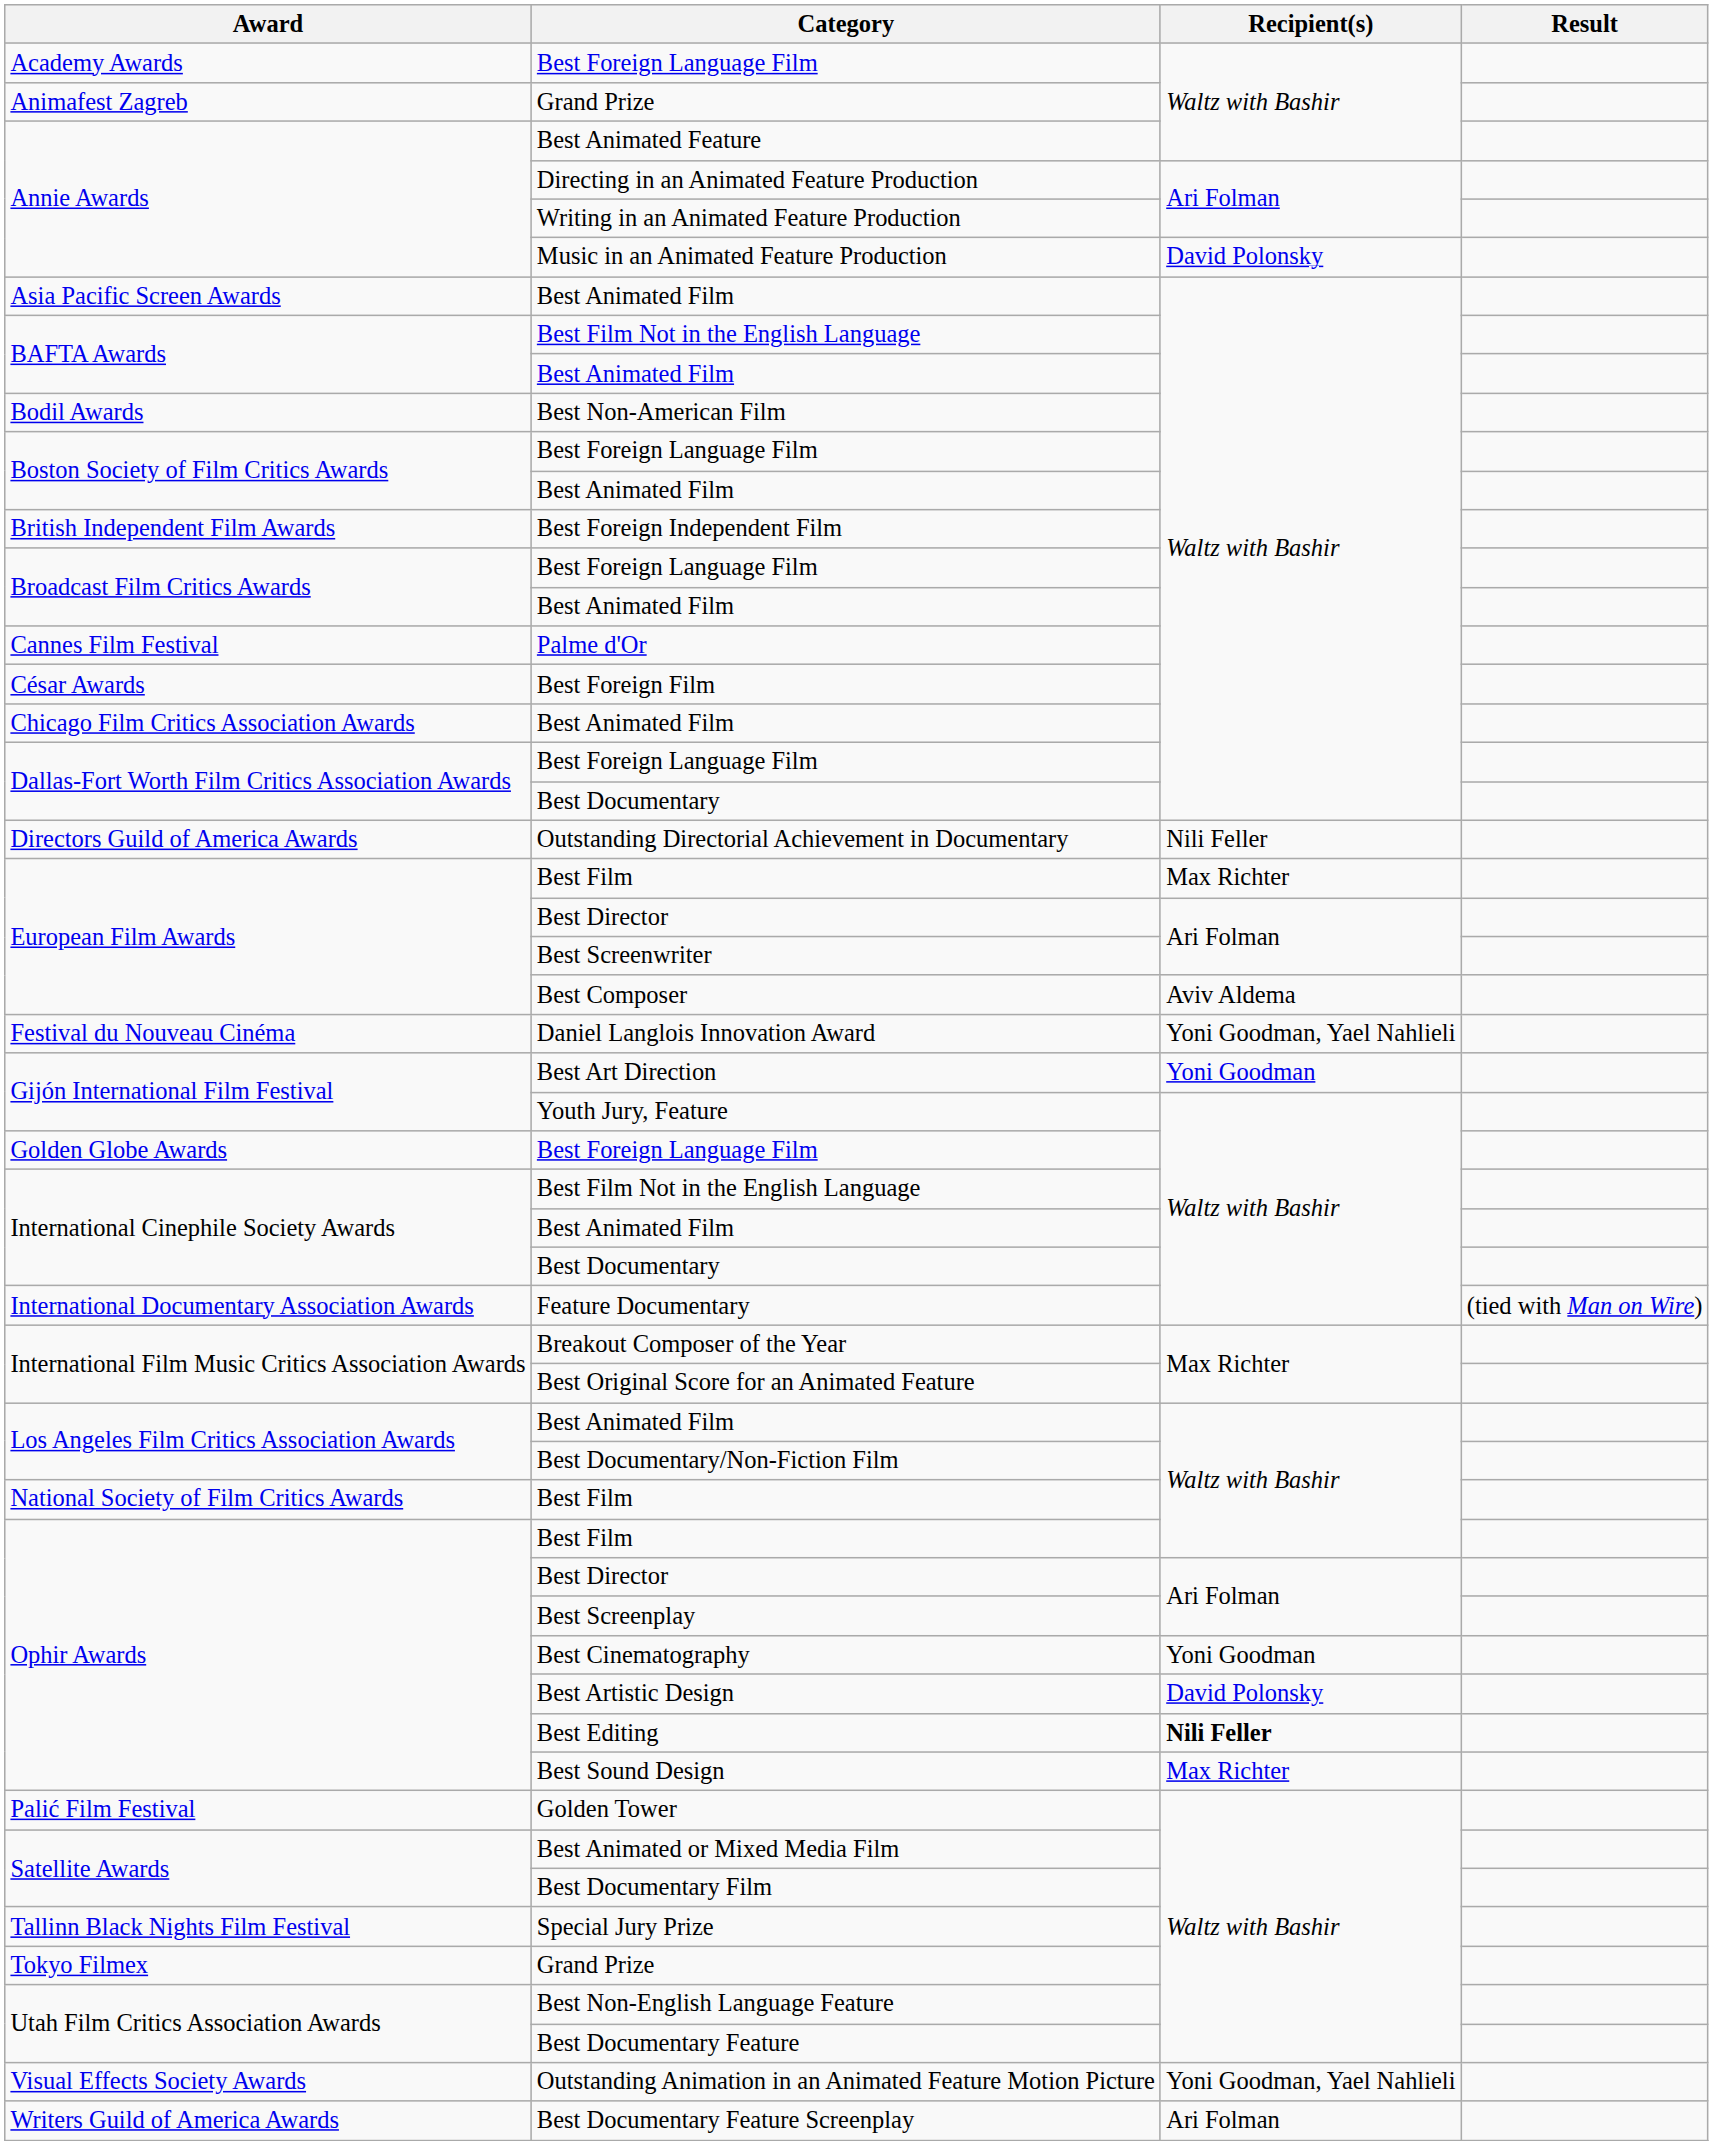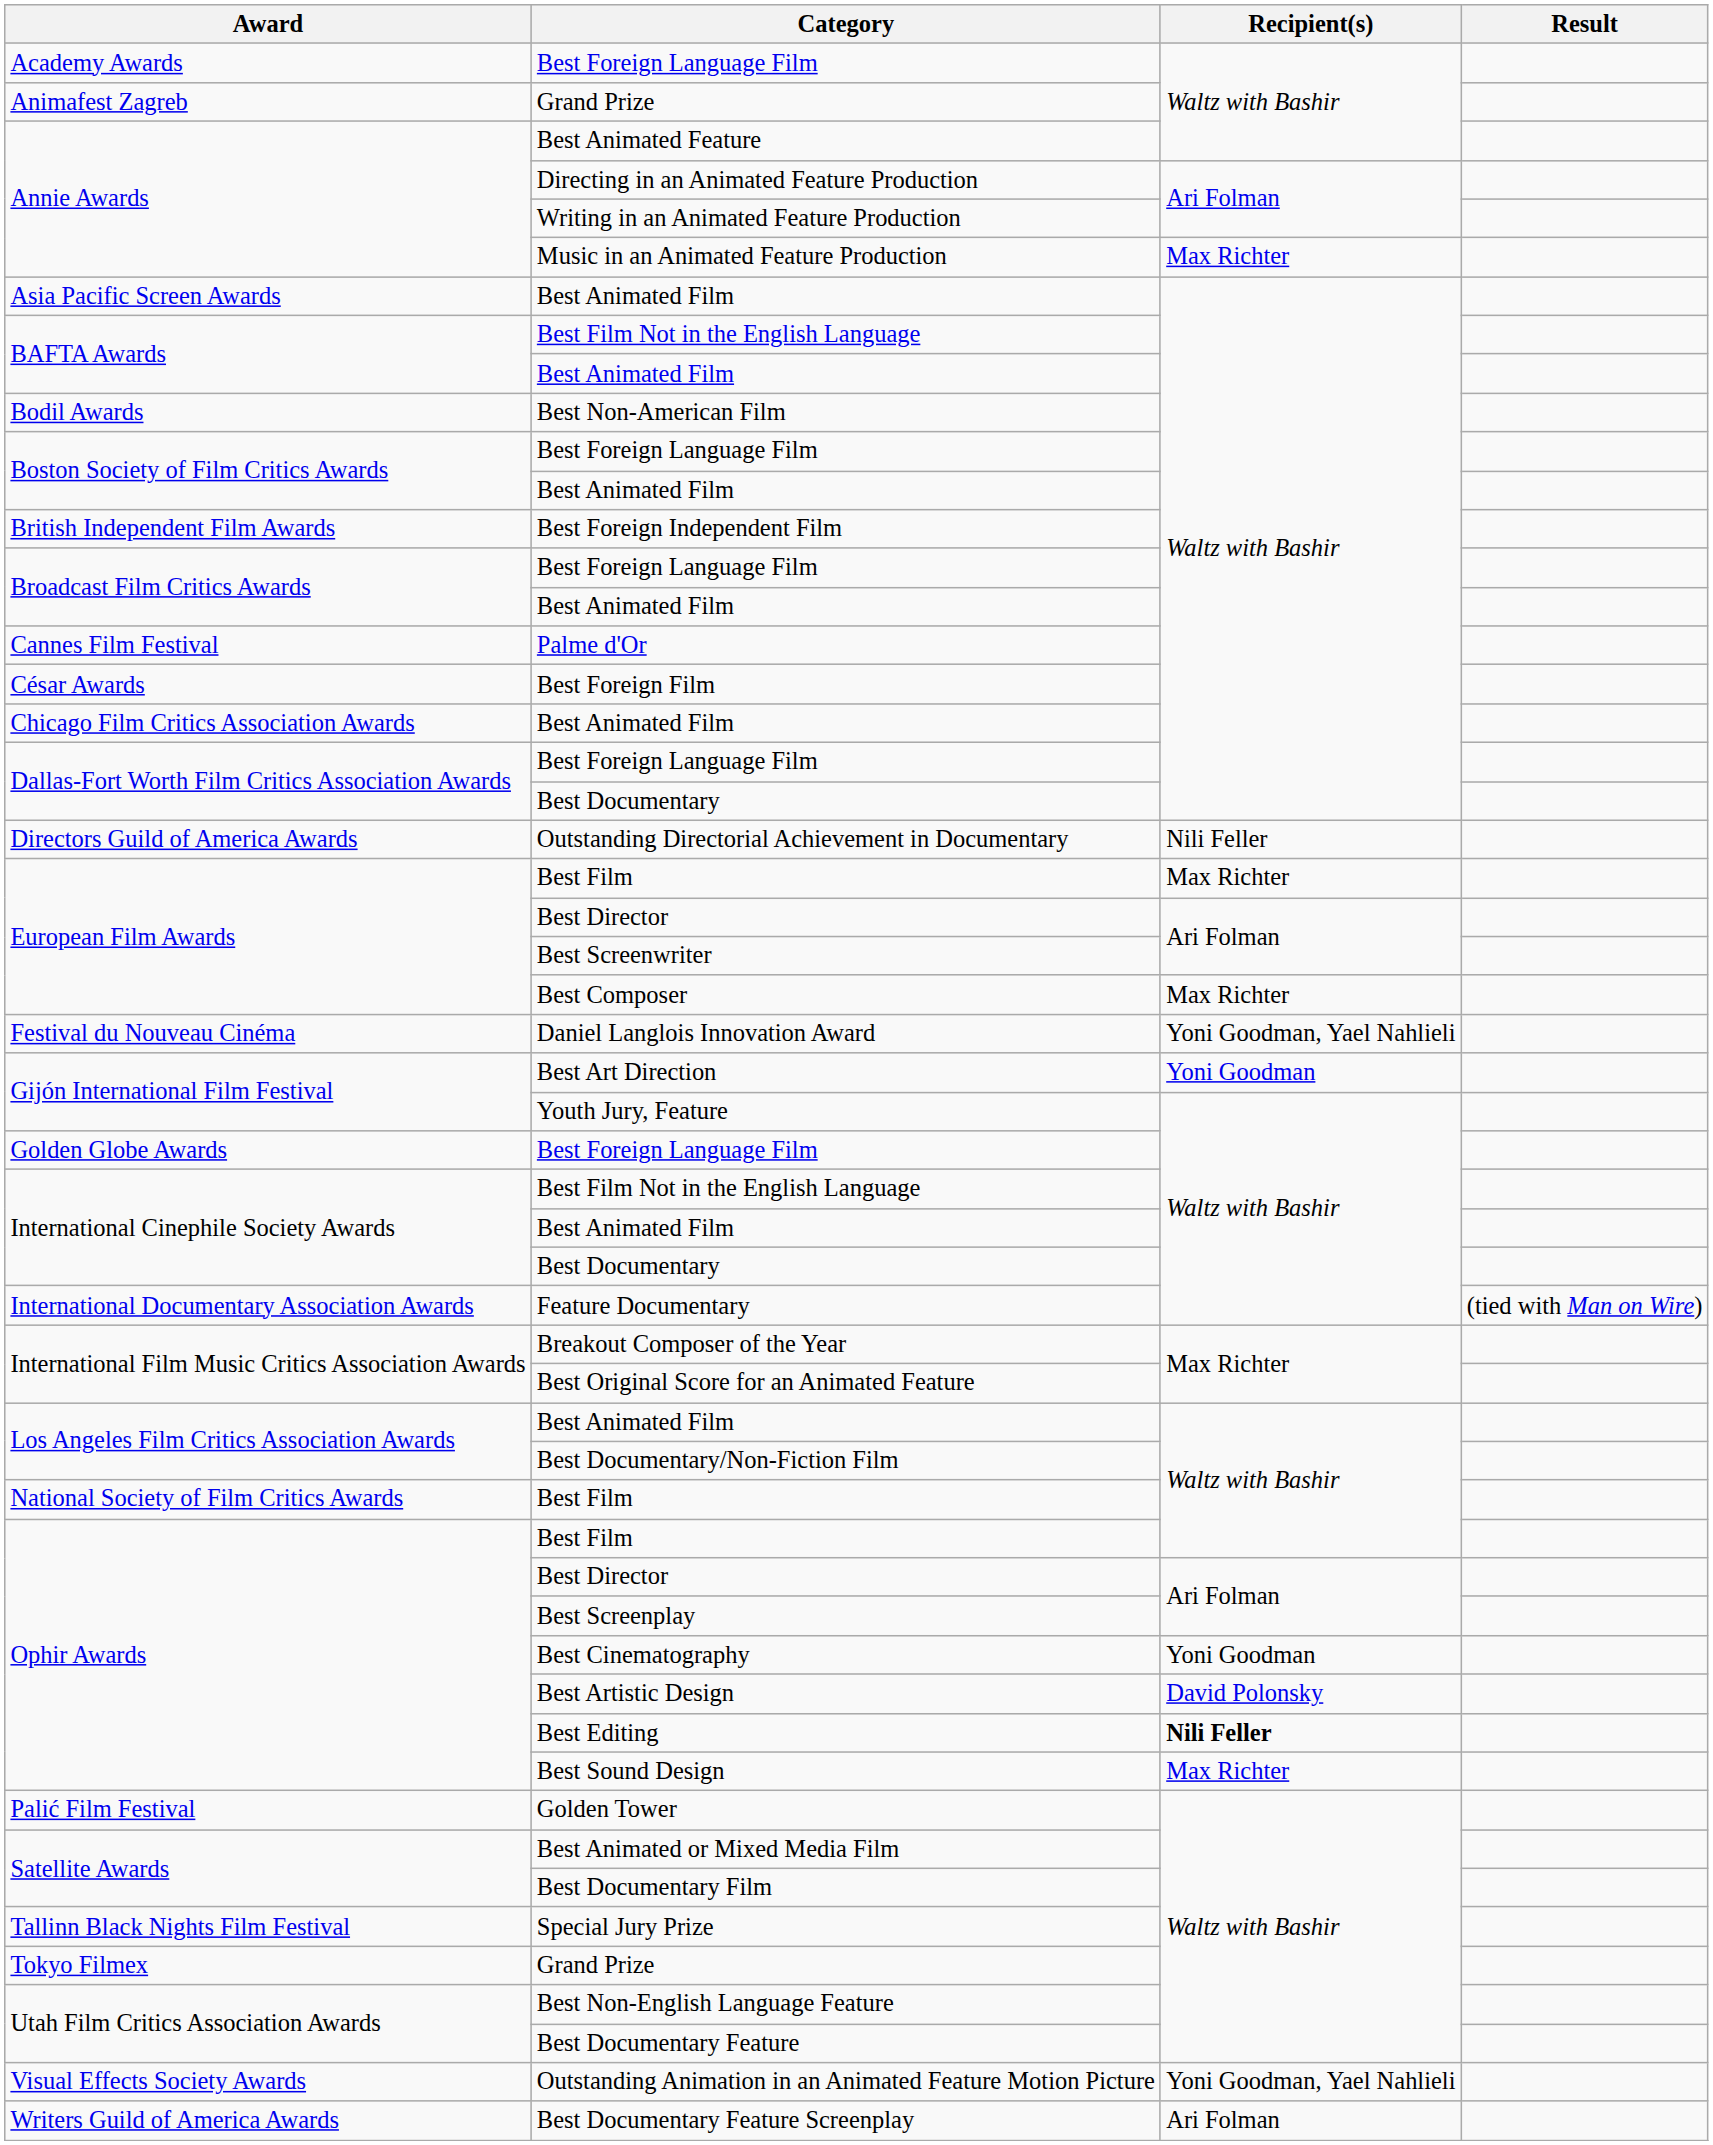(1245, 256) David Polonsky -> (1228, 256) Max Richter
(1231, 994) Aviv Aldema -> (1228, 994) Max Richter
